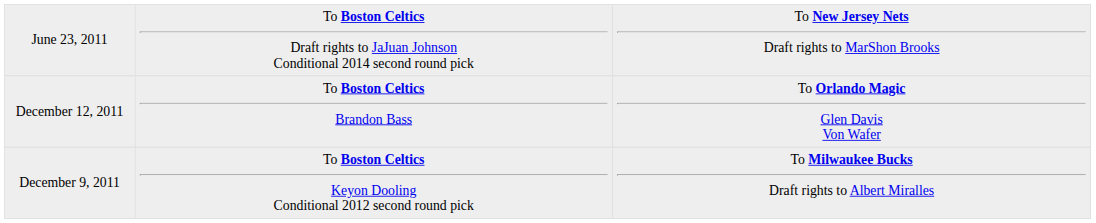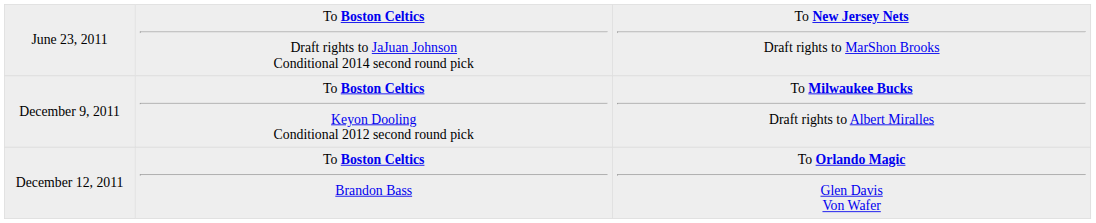rows swapped: (70, 182) <-> (70, 111)
